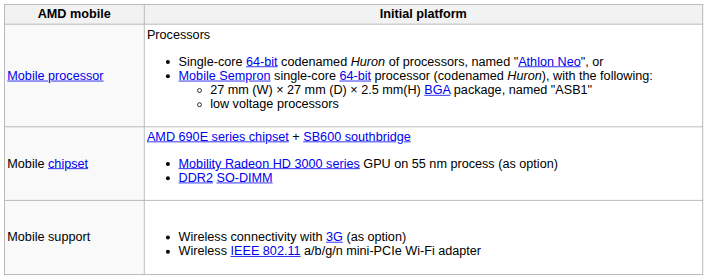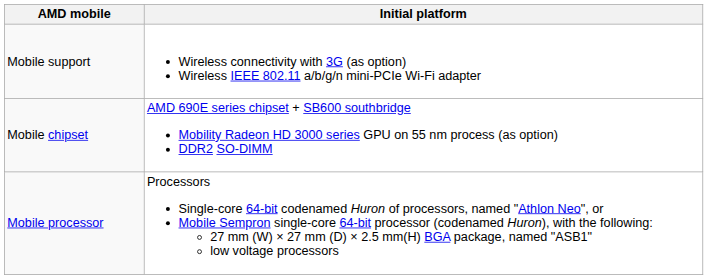rows swapped: (55, 75) <-> (49, 237)
